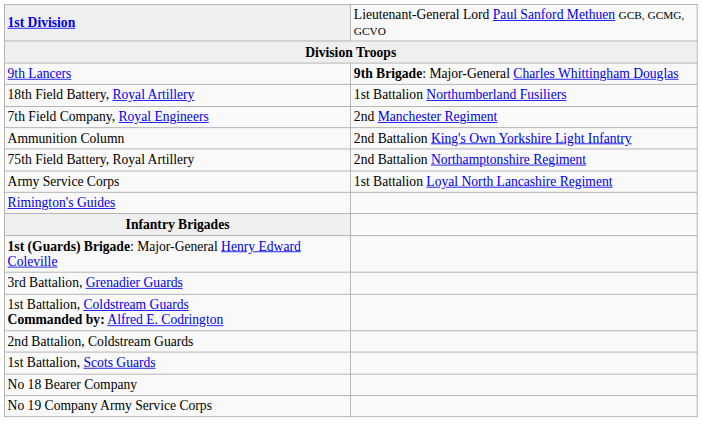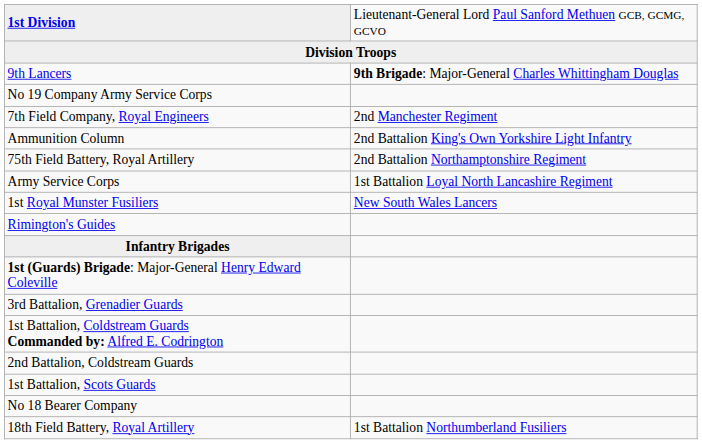rows swapped: (101, 95) <-> (110, 406)
+ row: (83, 203)
